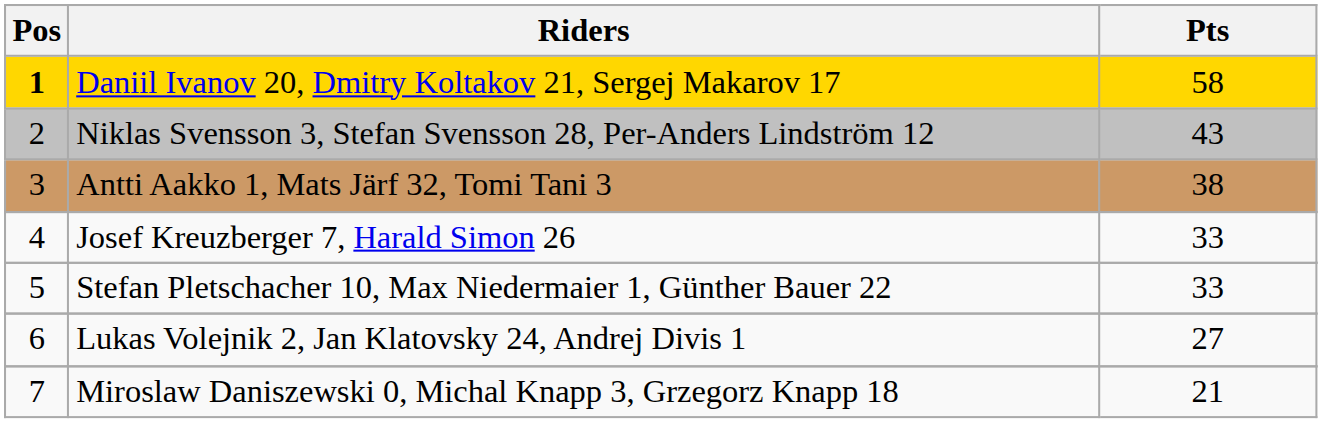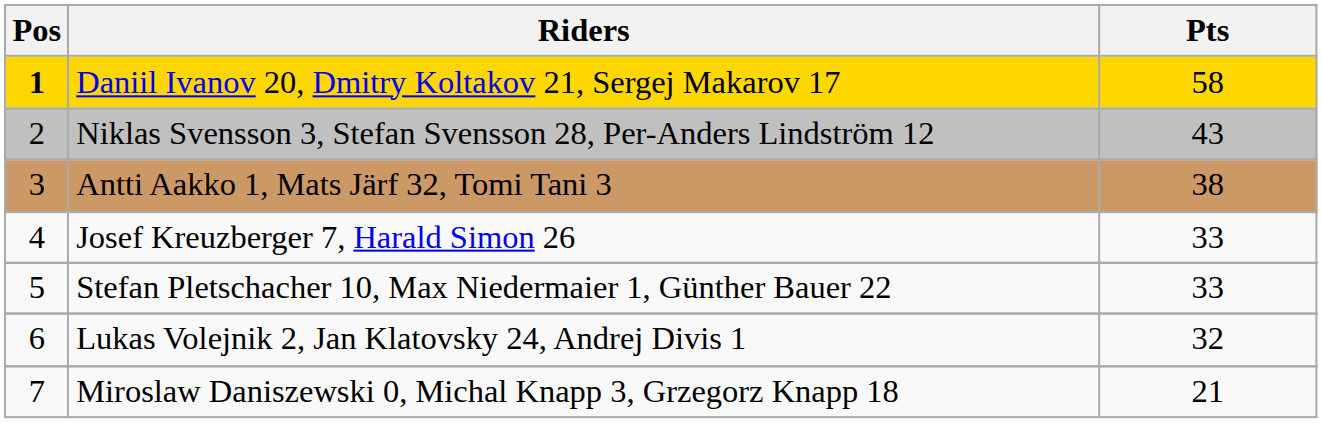(1208, 339) 27 -> (1208, 339) 32
